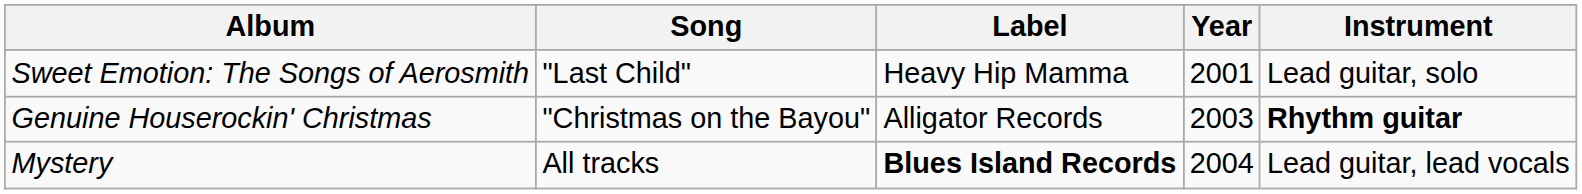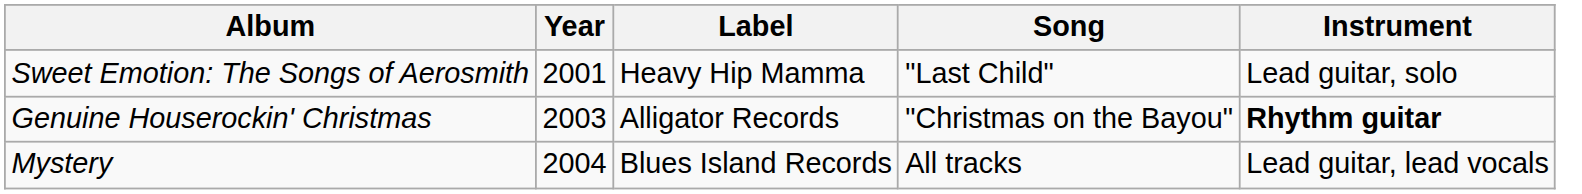columns swapped: (1222, 27) <-> (706, 27)
(1030, 164) bold -> (756, 164) normal
